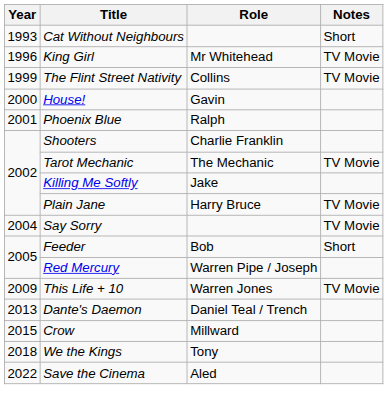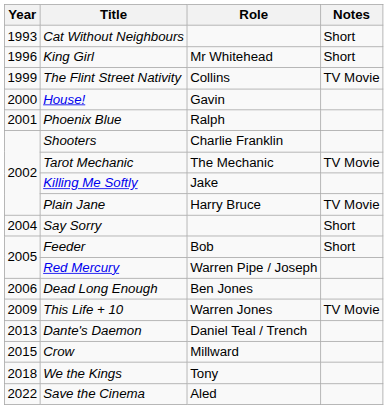(352, 57) TV Movie -> (339, 57) Short
(352, 225) TV Movie -> (339, 225) Short
+ row: (100, 288)
